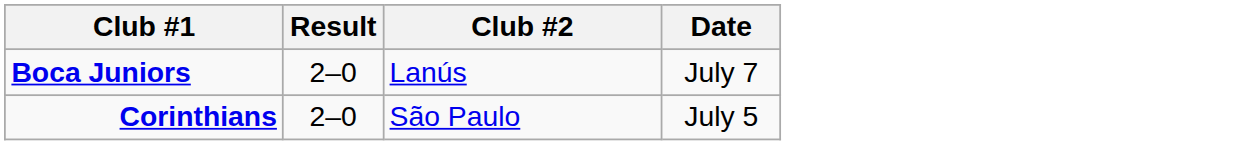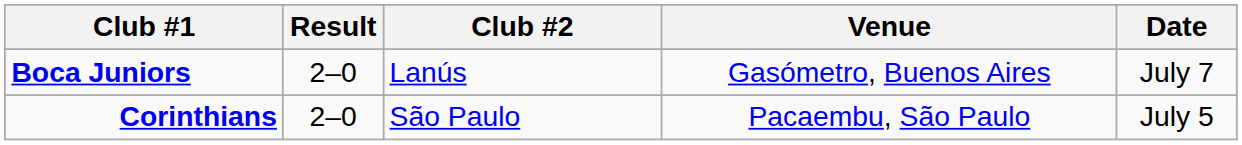+ column: (889, 26)
